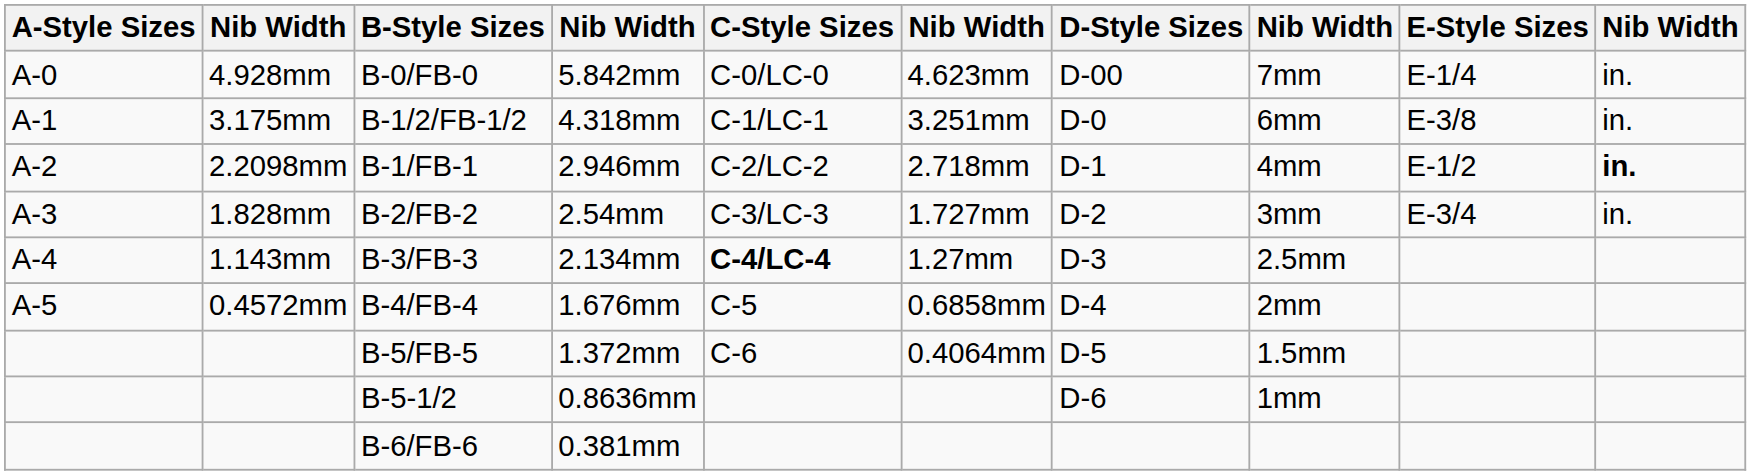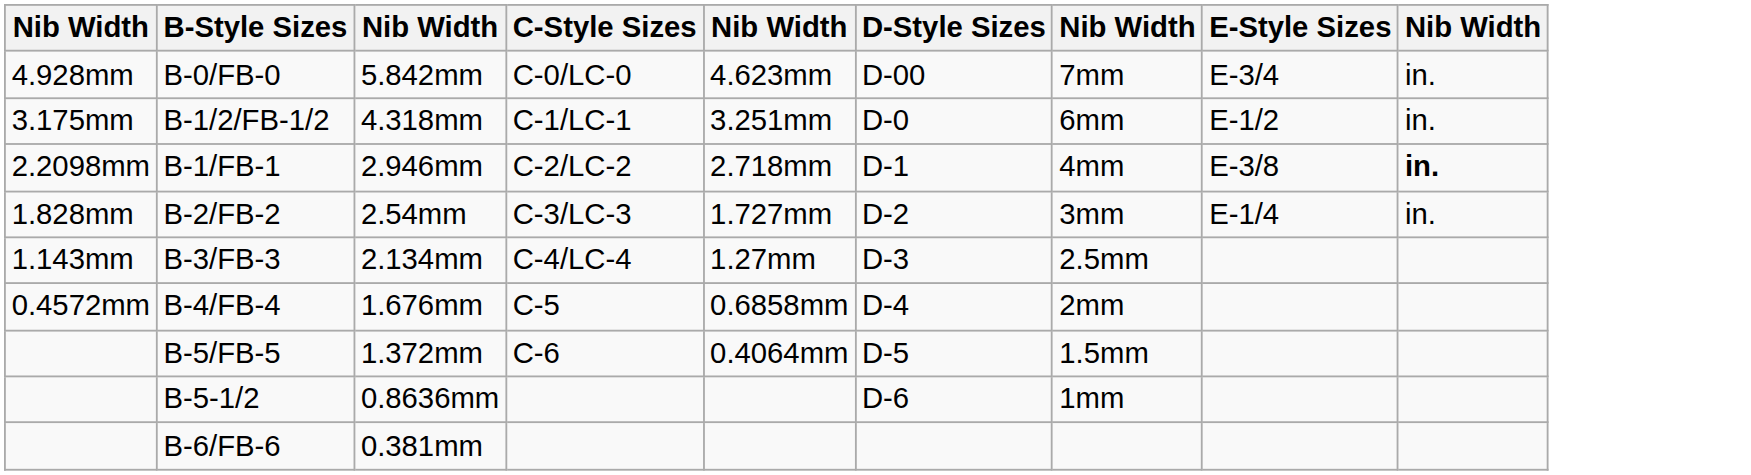- column: (104, 27)
(1442, 74) E-1/4 -> (1244, 74) E-3/4
(1442, 120) E-3/8 -> (1244, 120) E-1/2
(1442, 167) E-1/2 -> (1244, 167) E-3/8
(1442, 213) E-3/4 -> (1244, 213) E-1/4
(770, 259) bold -> (572, 259) normal
